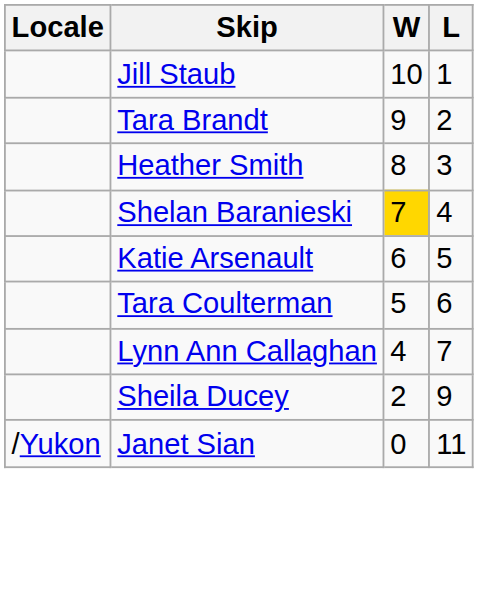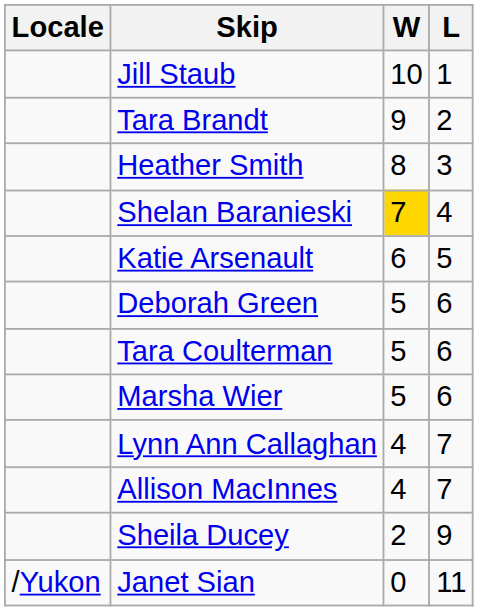+ row: (218, 304)
+ row: (200, 397)
+ row: (227, 489)
